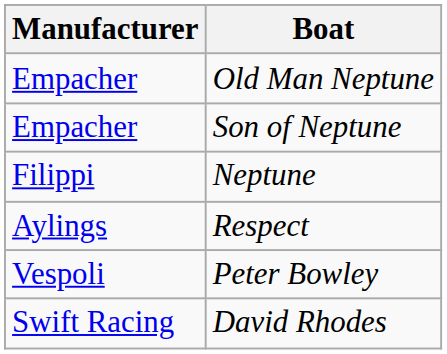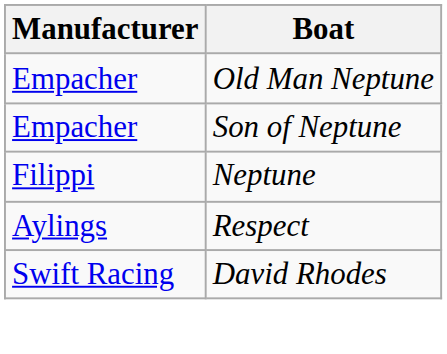- row: (295, 273)
